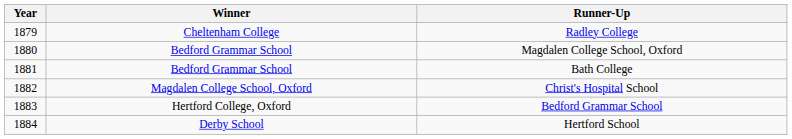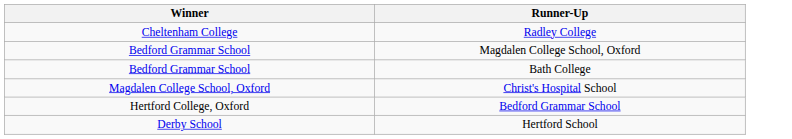- column: (25, 13)
